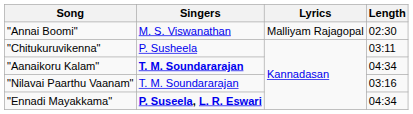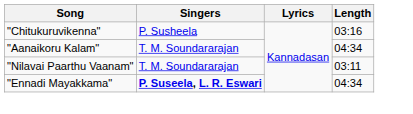- row: (42, 31)
(382, 48) 03:11 -> (348, 31) 03:16
(191, 66) bold -> (189, 48) normal
(383, 84) 03:16 -> (348, 66) 03:11
